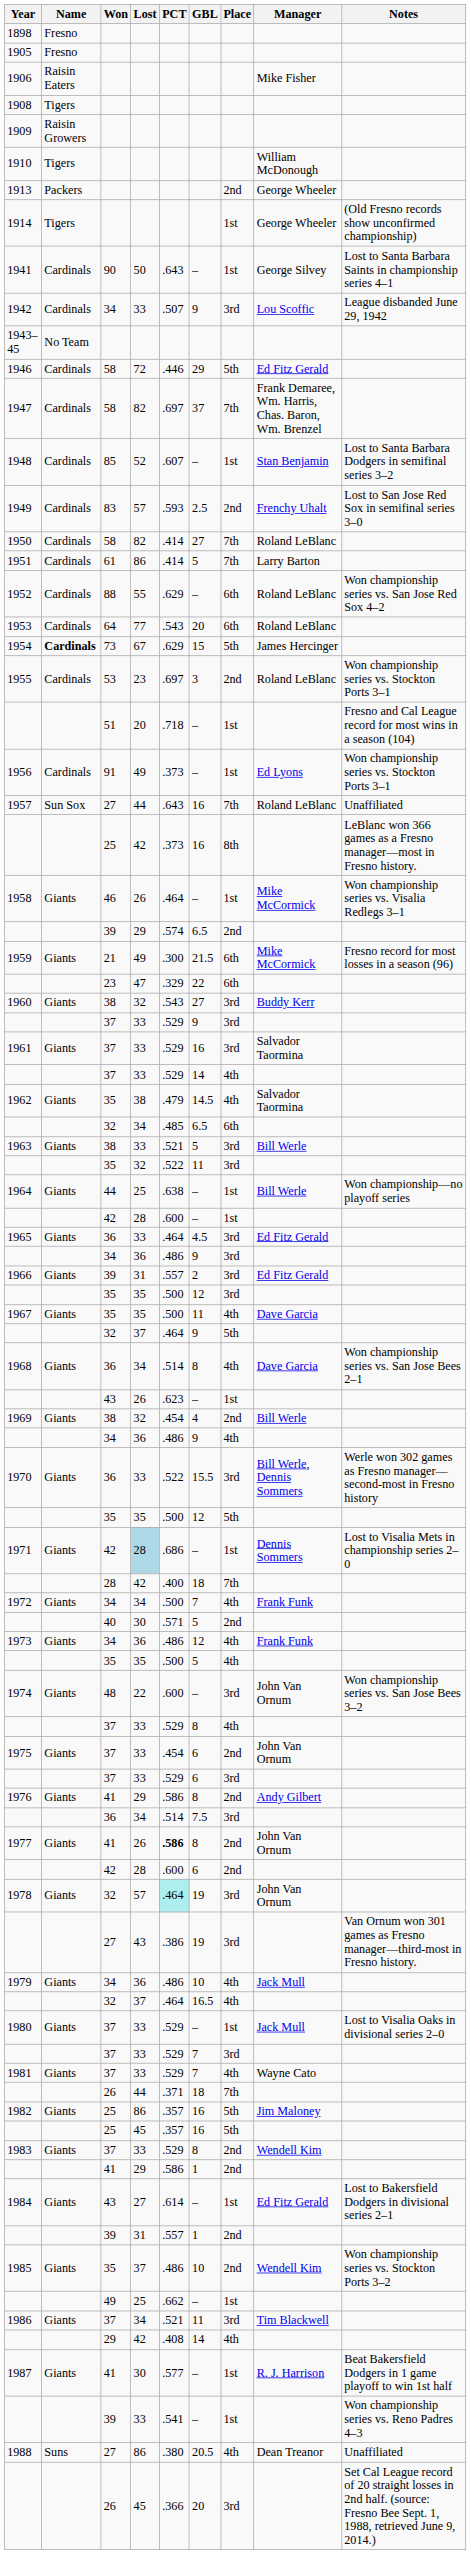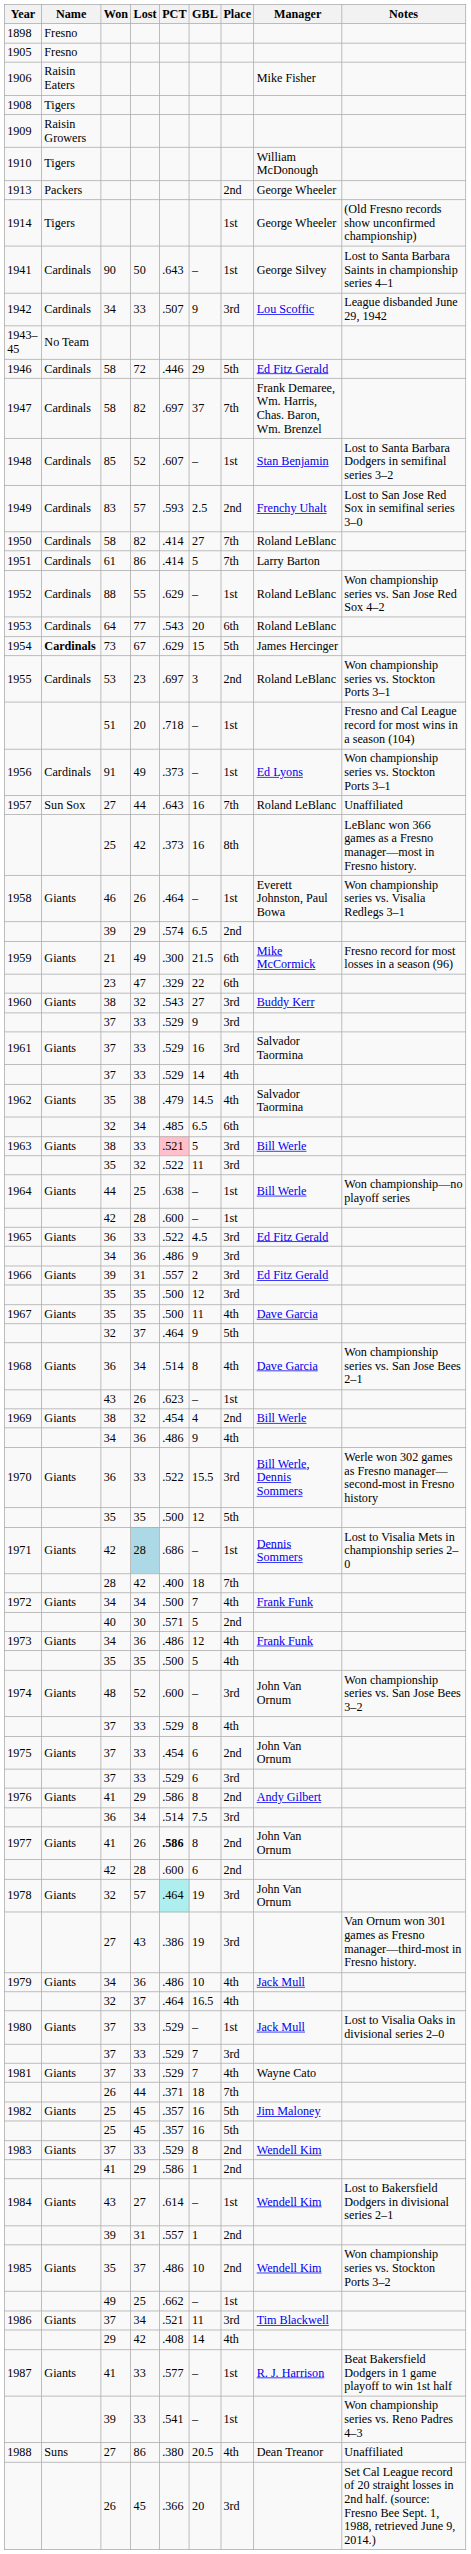(231, 593) 6th -> (230, 593) 1st
(286, 898) Mike McCormick -> (292, 898) Everett Johnston, Paul Bowa
(173, 1146) no background -> (173, 1146) pink background
(173, 1236) .464 -> (173, 1236) .522
(140, 1693) 22 -> (140, 1693) 52
(140, 2111) 86 -> (140, 2111) 45
(292, 2202) Ed Fitz Gerald -> (289, 2202) Wendell Kim
(140, 2372) 30 -> (140, 2372) 33
